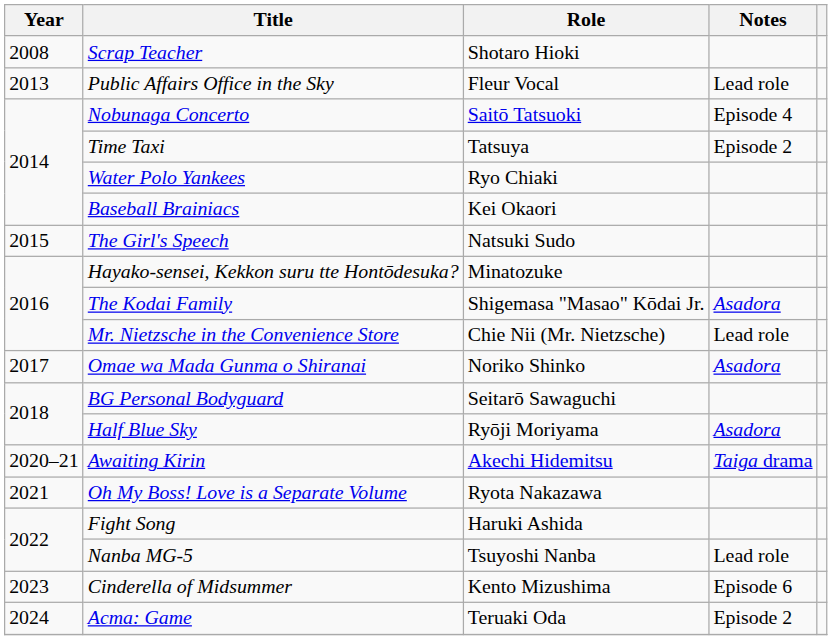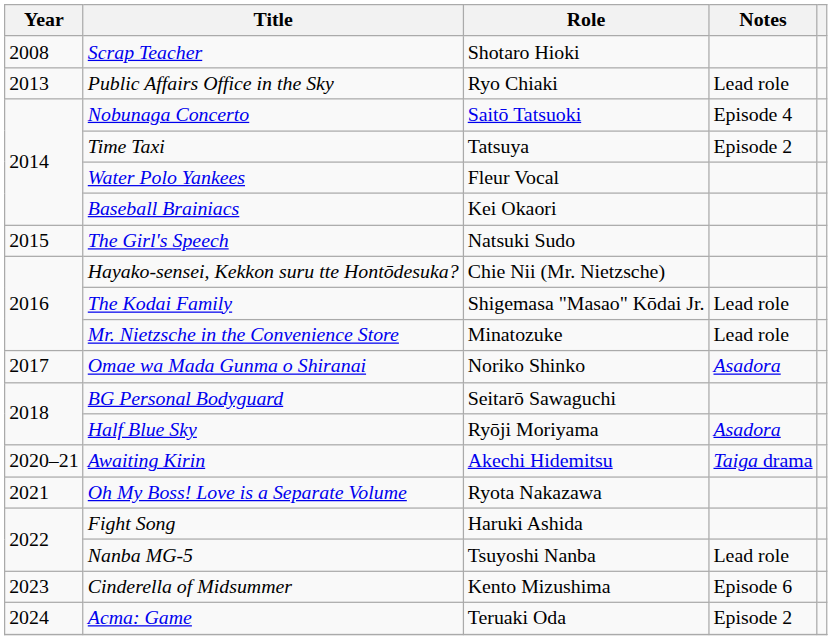(513, 83) Fleur Vocal -> (513, 83) Ryo Chiaki
(513, 177) Ryo Chiaki -> (513, 177) Fleur Vocal
(515, 271) Minatozuke -> (566, 271) Chie Nii (Mr. Nietzsche)
(747, 303) Asadora -> (751, 303) Lead role
(566, 334) Chie Nii (Mr. Nietzsche) -> (515, 334) Minatozuke
